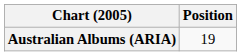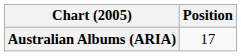(208, 39) 19 -> (208, 39) 17
